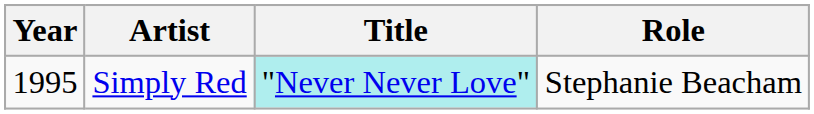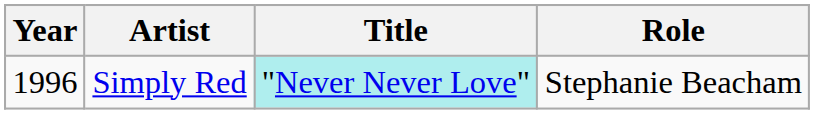(45, 81) 1995 -> (45, 81) 1996
